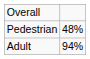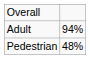rows swapped: (19, 46) <-> (32, 29)
